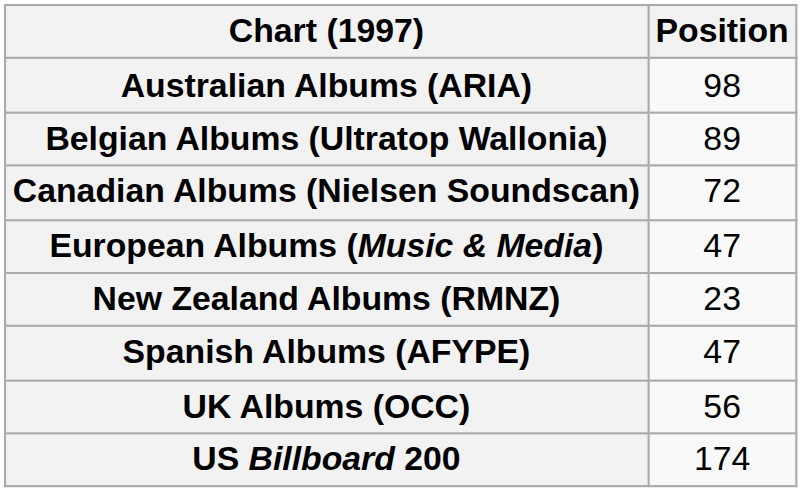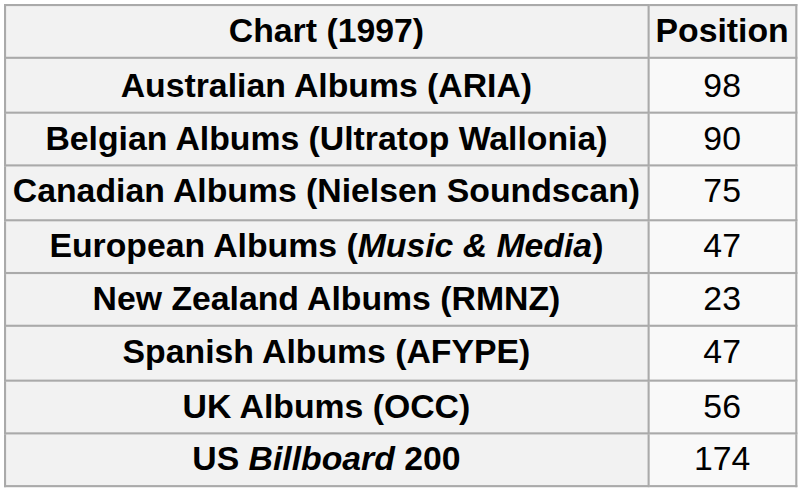(722, 138) 89 -> (722, 138) 90
(722, 191) 72 -> (722, 191) 75
